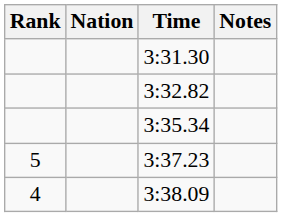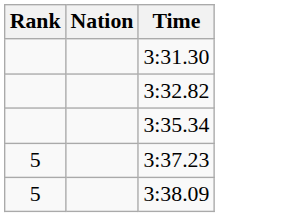- column: (245, 21)
(35, 194) 4 -> (35, 194) 5
